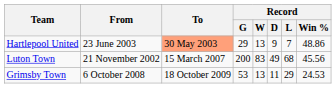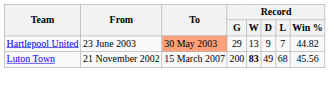(314, 43) 48.86 -> (308, 43) 44.82
(260, 59) normal -> (254, 59) bold
- row: (36, 75)
